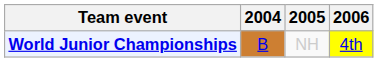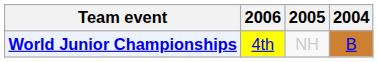columns swapped: (263, 18) <-> (351, 18)
